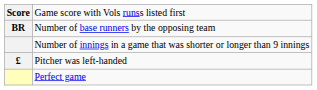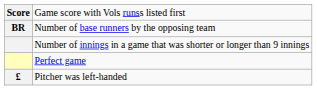rows swapped: (81, 60) <-> (60, 76)
